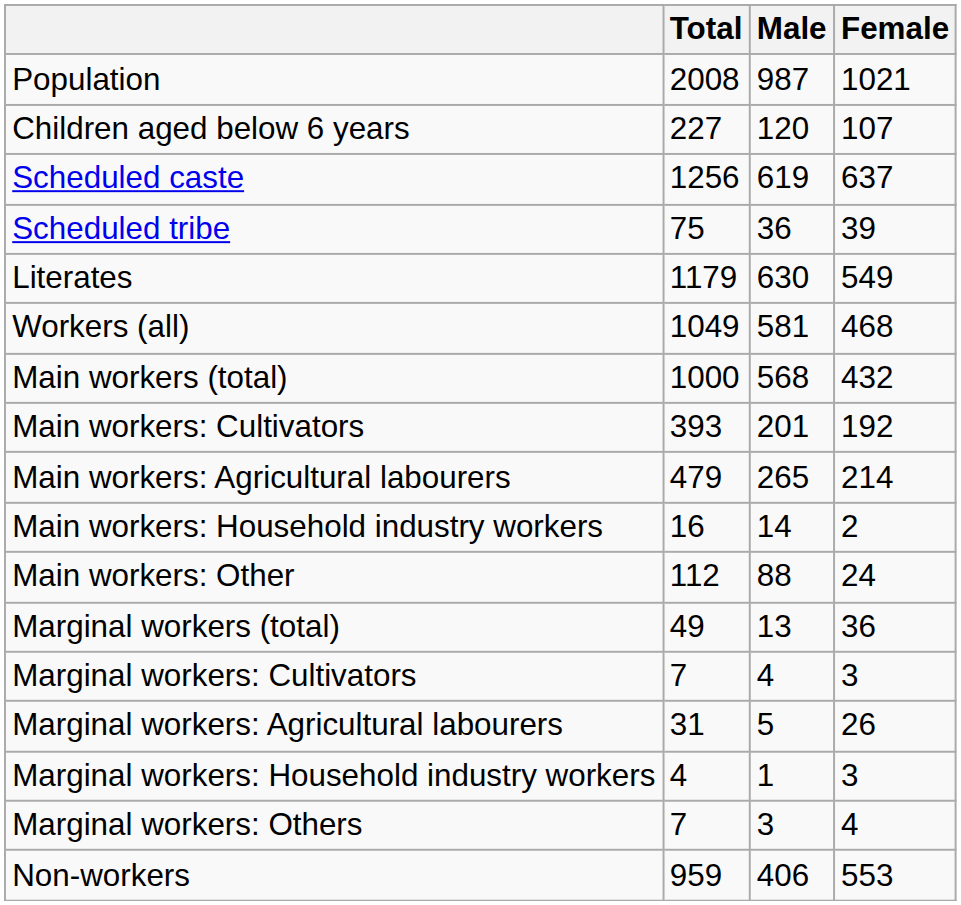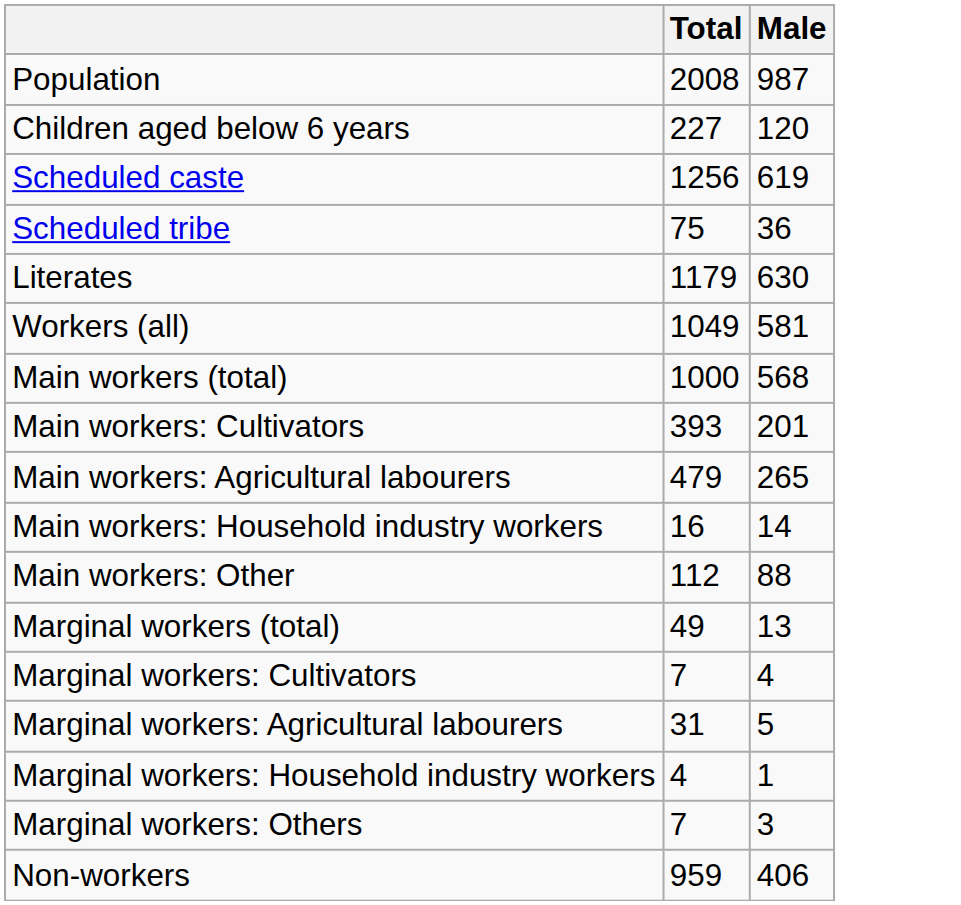- column: (895, 29)
